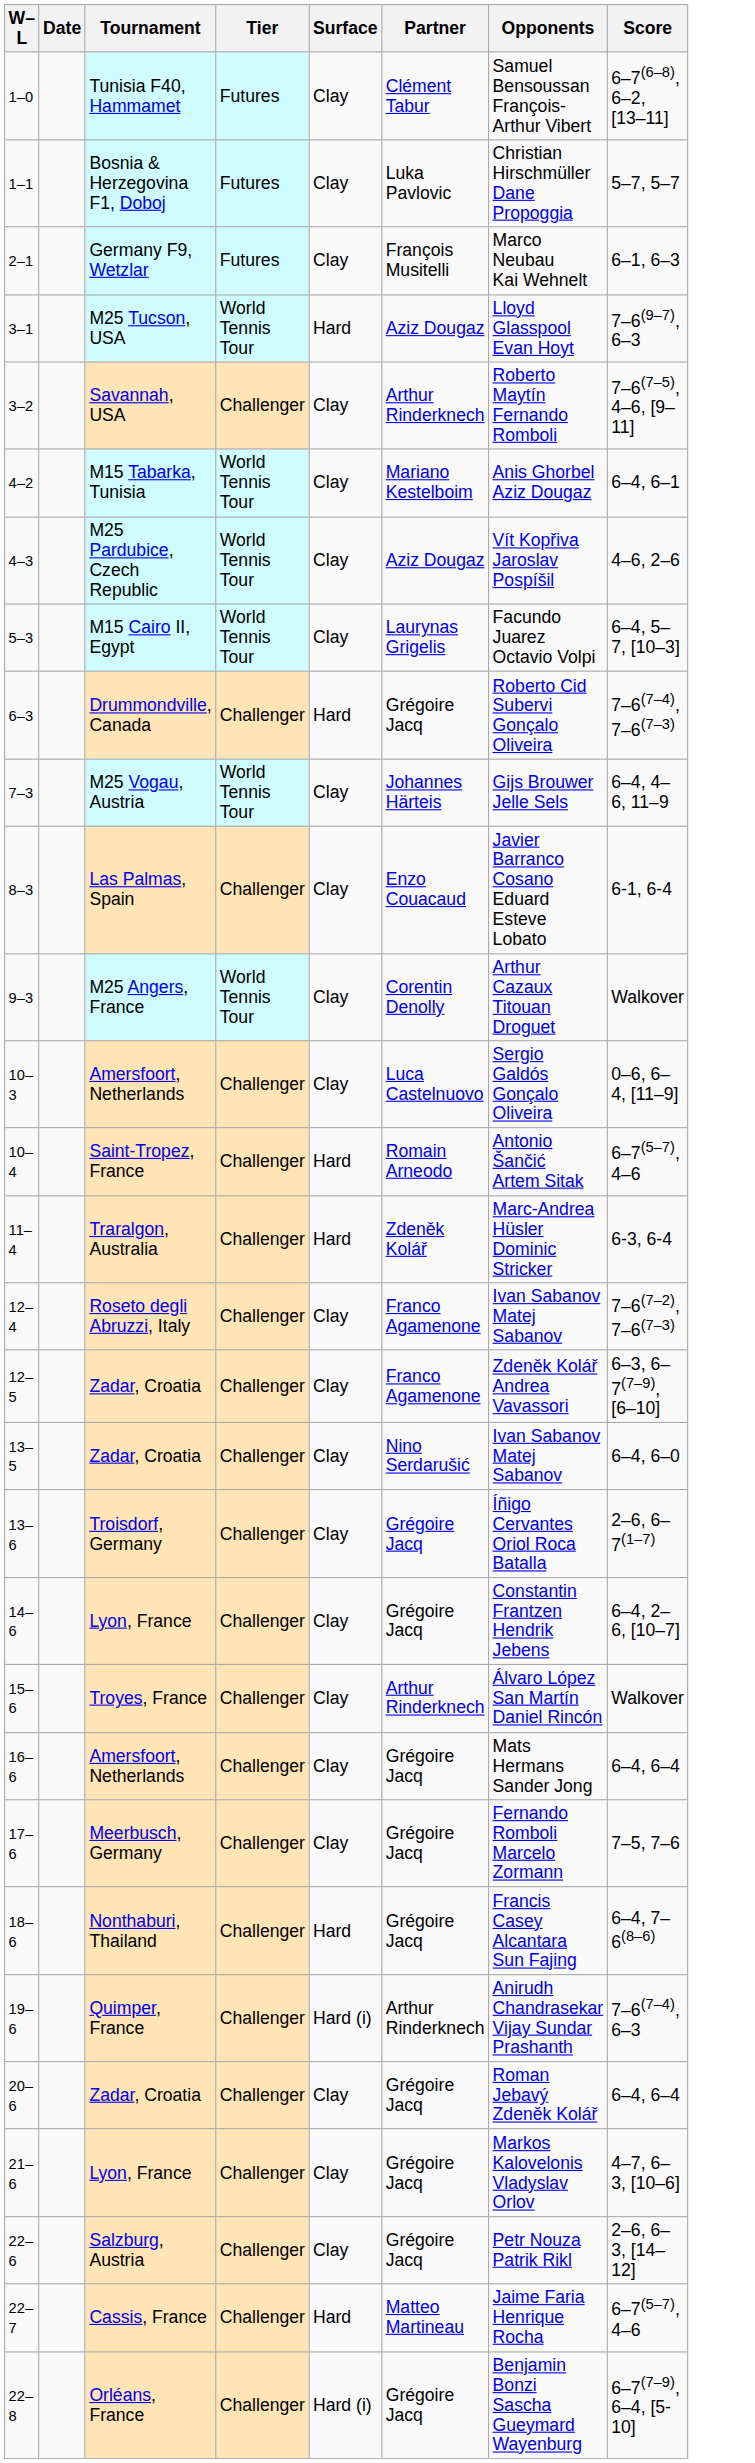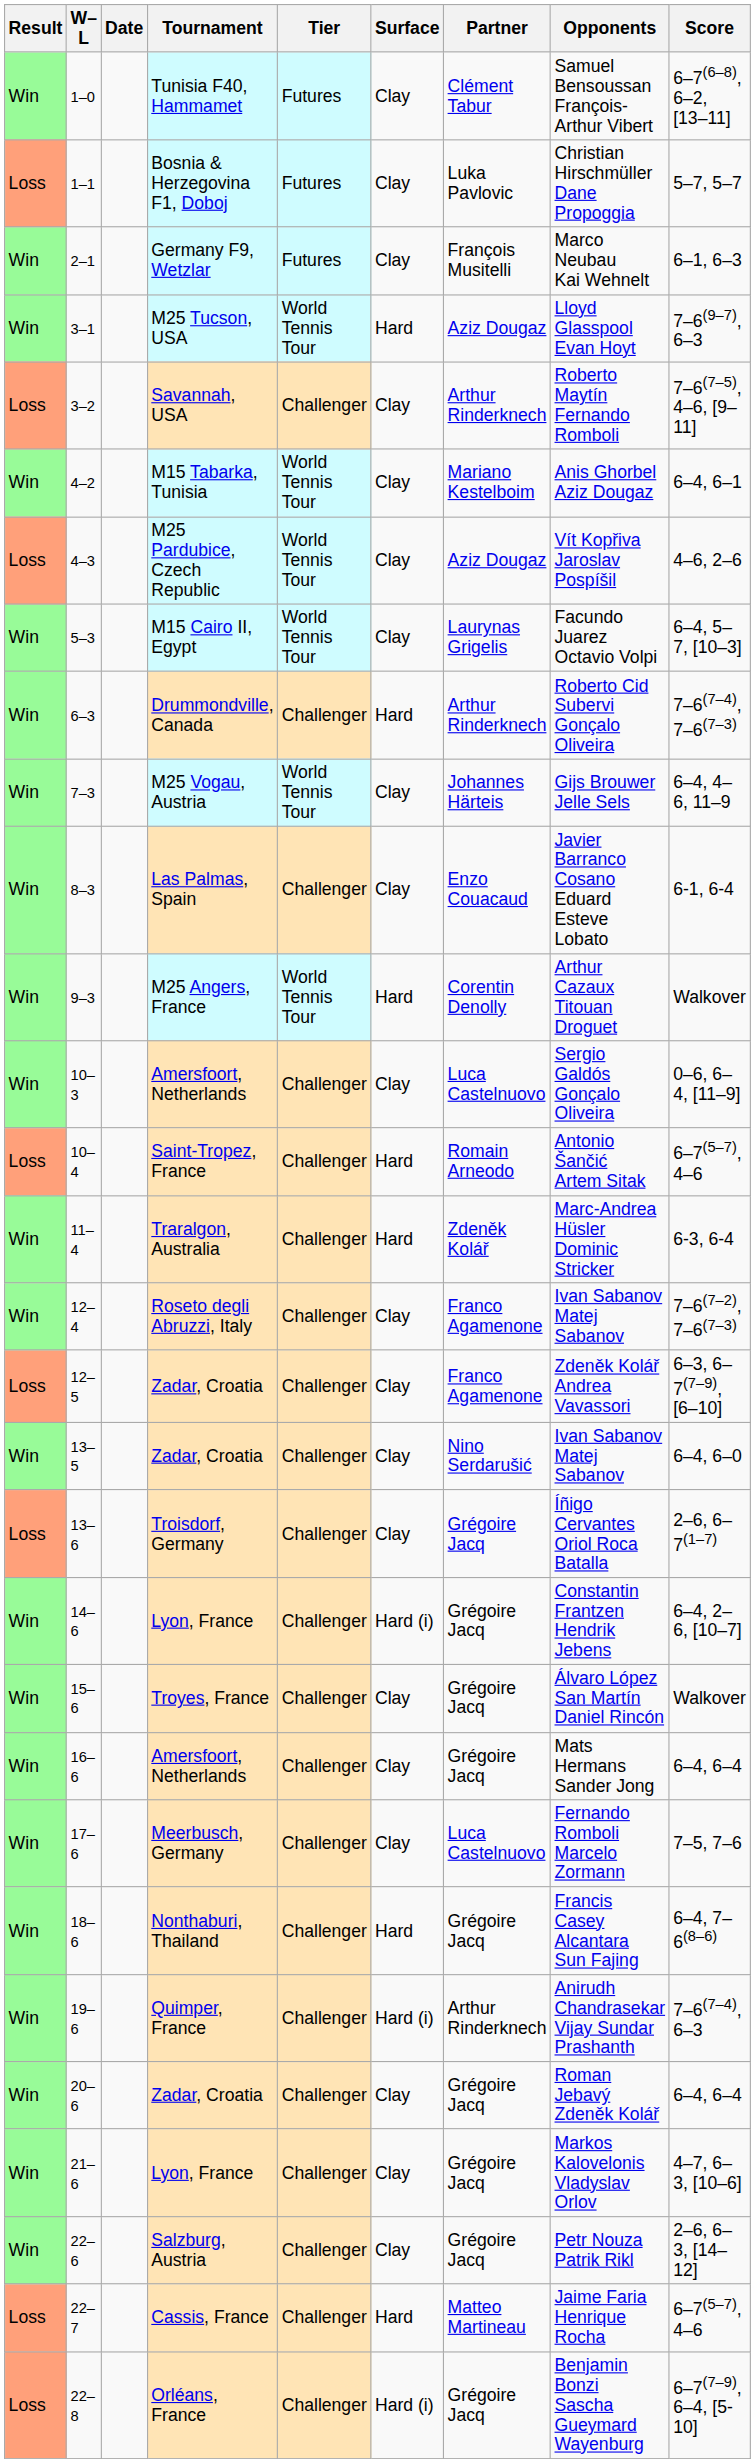+ column: (36, 28)
(420, 715) Grégoire Jacq -> (497, 715) Arthur Rinderknech
(331, 996) Clay -> (394, 996) Hard
(331, 1620) Clay -> (404, 1620) Hard (i)
(435, 1698) Arthur Rinderknech -> (482, 1698) Grégoire Jacq
(420, 1843) Grégoire Jacq -> (497, 1843) Luca Castelnuovo
